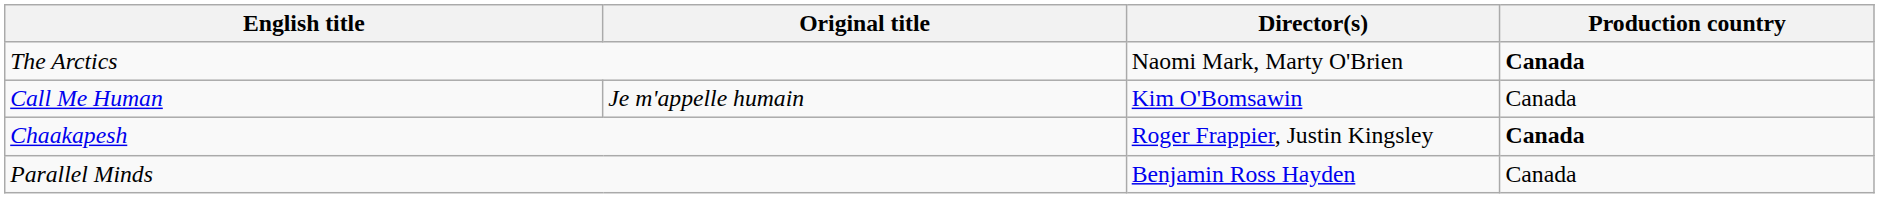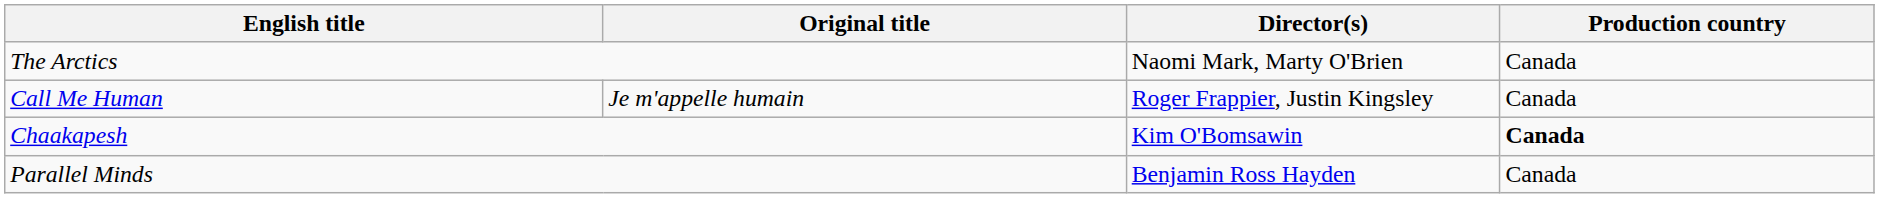(1545, 60) bold -> (1541, 60) normal
(1217, 98) Kim O'Bomsawin -> (1283, 98) Roger Frappier, Justin Kingsley
(1283, 135) Roger Frappier, Justin Kingsley -> (1217, 135) Kim O'Bomsawin
